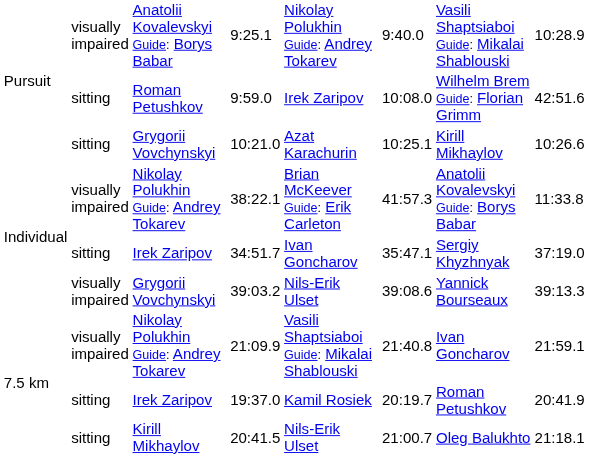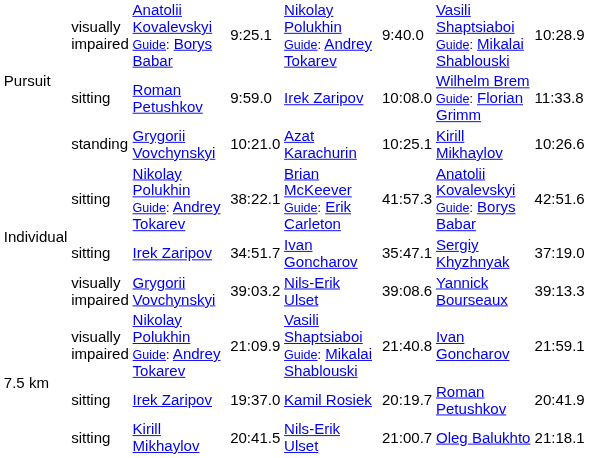(560, 98) 42:51.6 -> (559, 98) 11:33.8
(91, 144) sitting -> (100, 144) standing
(100, 199) visually impaired -> (91, 199) sitting
(559, 199) 11:33.8 -> (560, 199) 42:51.6
